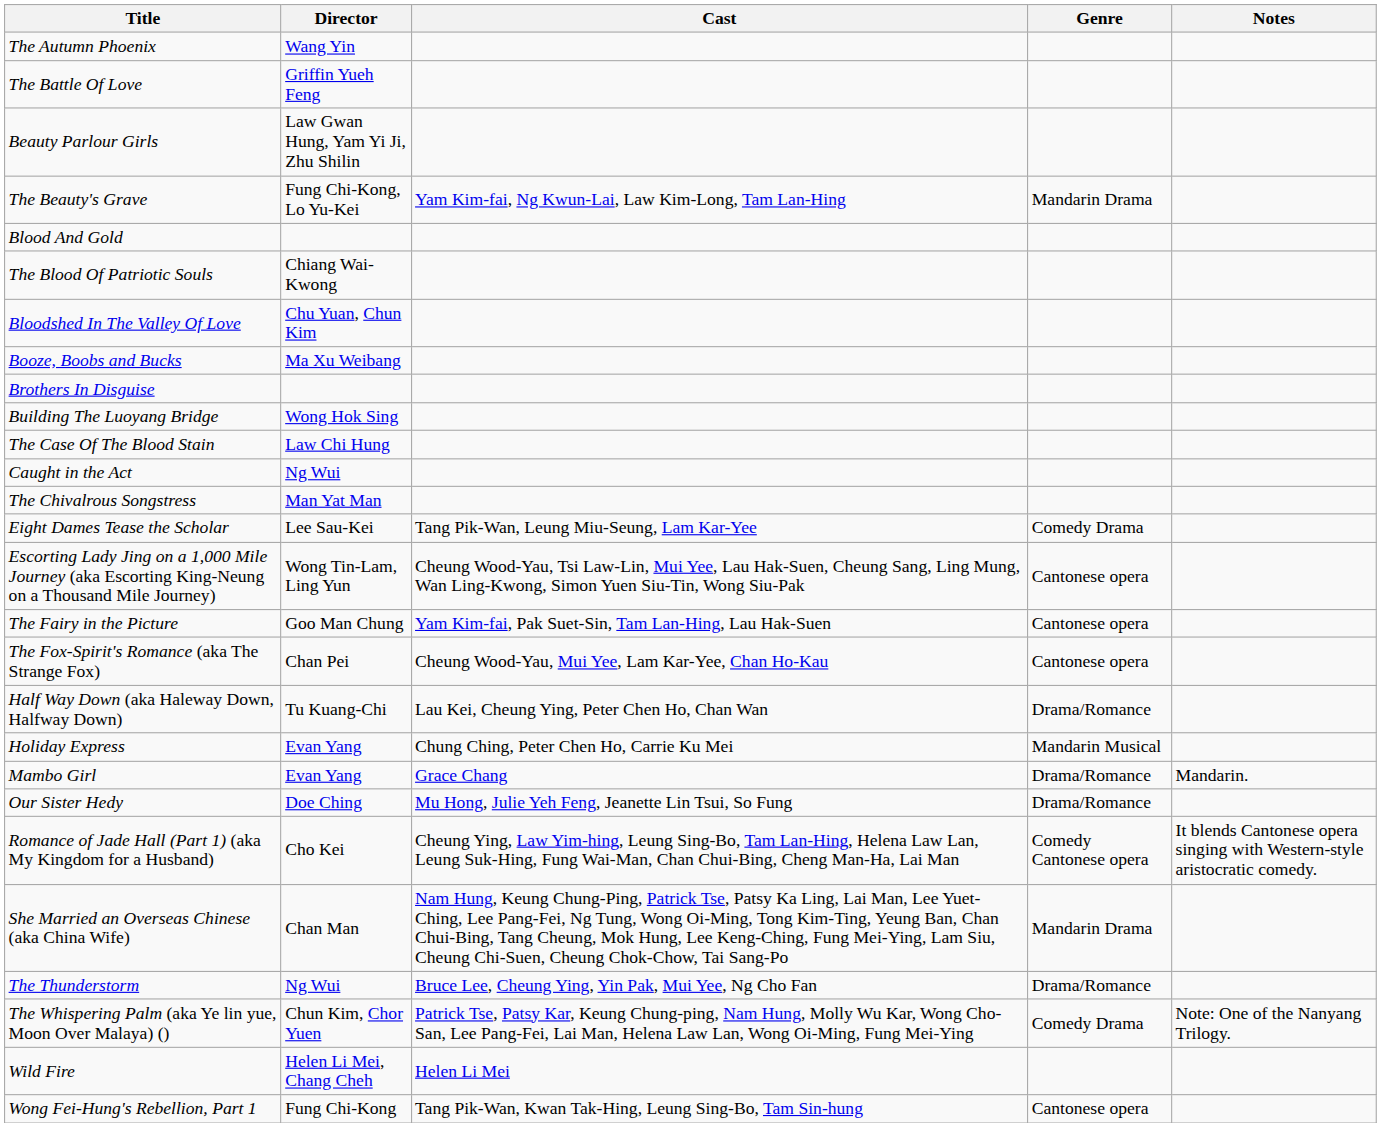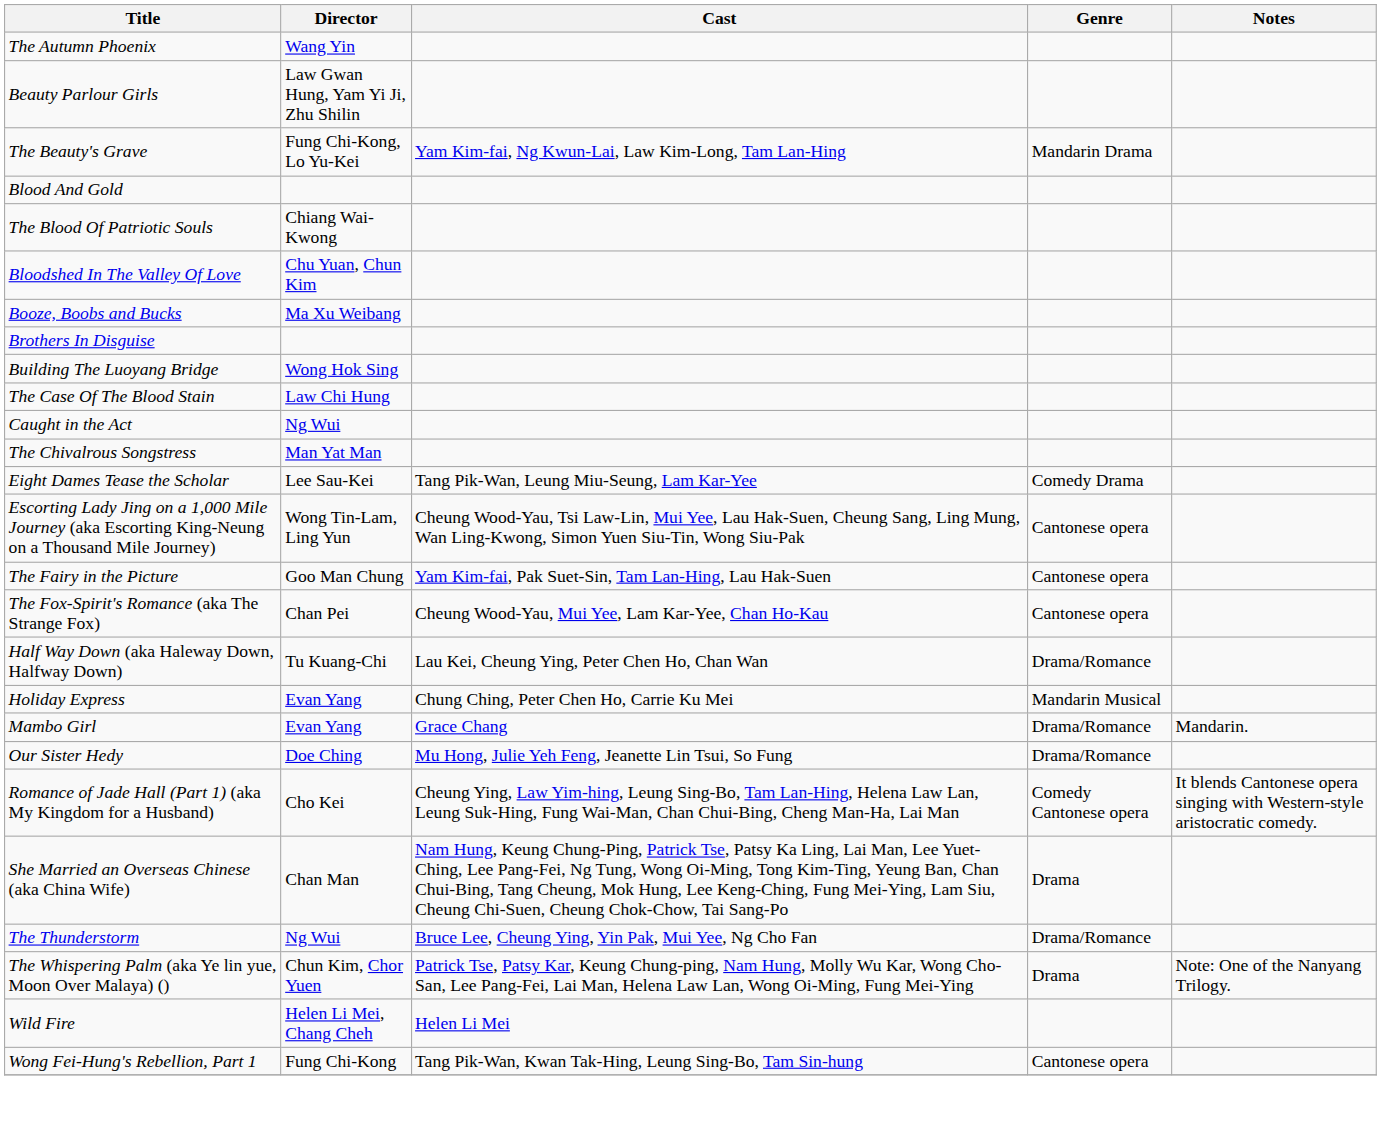- row: (75, 84)
(1092, 927) Mandarin Drama -> (1056, 880) Drama
(1088, 1023) Comedy Drama -> (1056, 975) Drama
